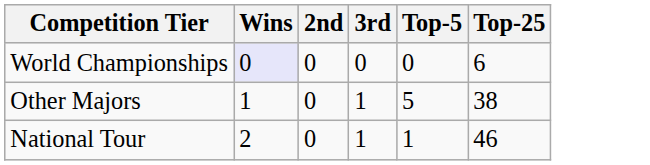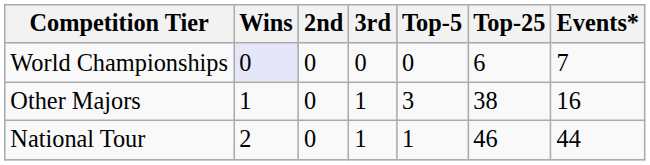+ column: (598, 23)
(408, 100) 5 -> (408, 100) 3
